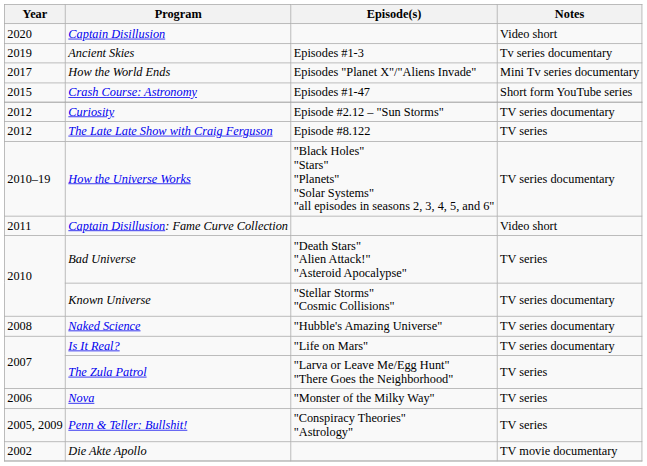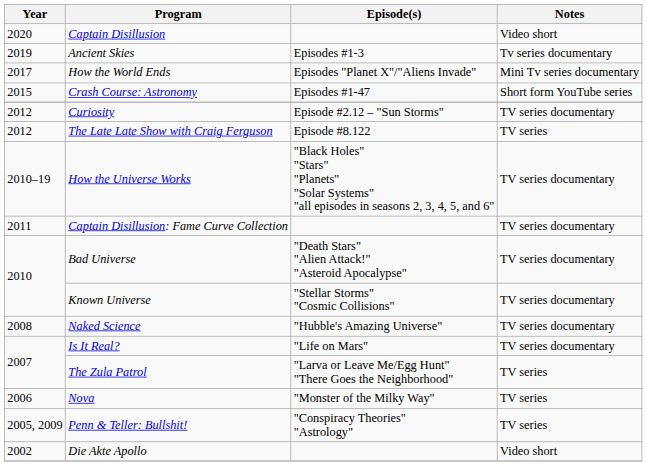(529, 226) Video short -> (557, 226) TV series documentary
(524, 259) TV series -> (557, 259) TV series documentary
(559, 451) TV movie documentary -> (529, 451) Video short
